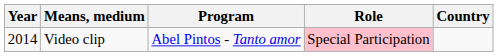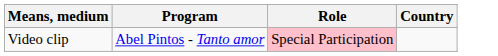- column: (23, 16)
